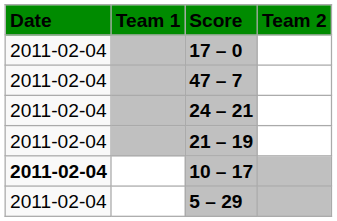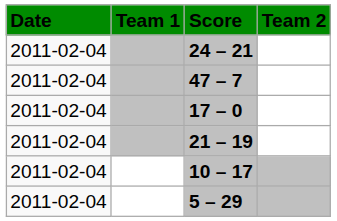rows swapped: (221, 111) <-> (216, 50)
(58, 171) bold -> (59, 171) normal
